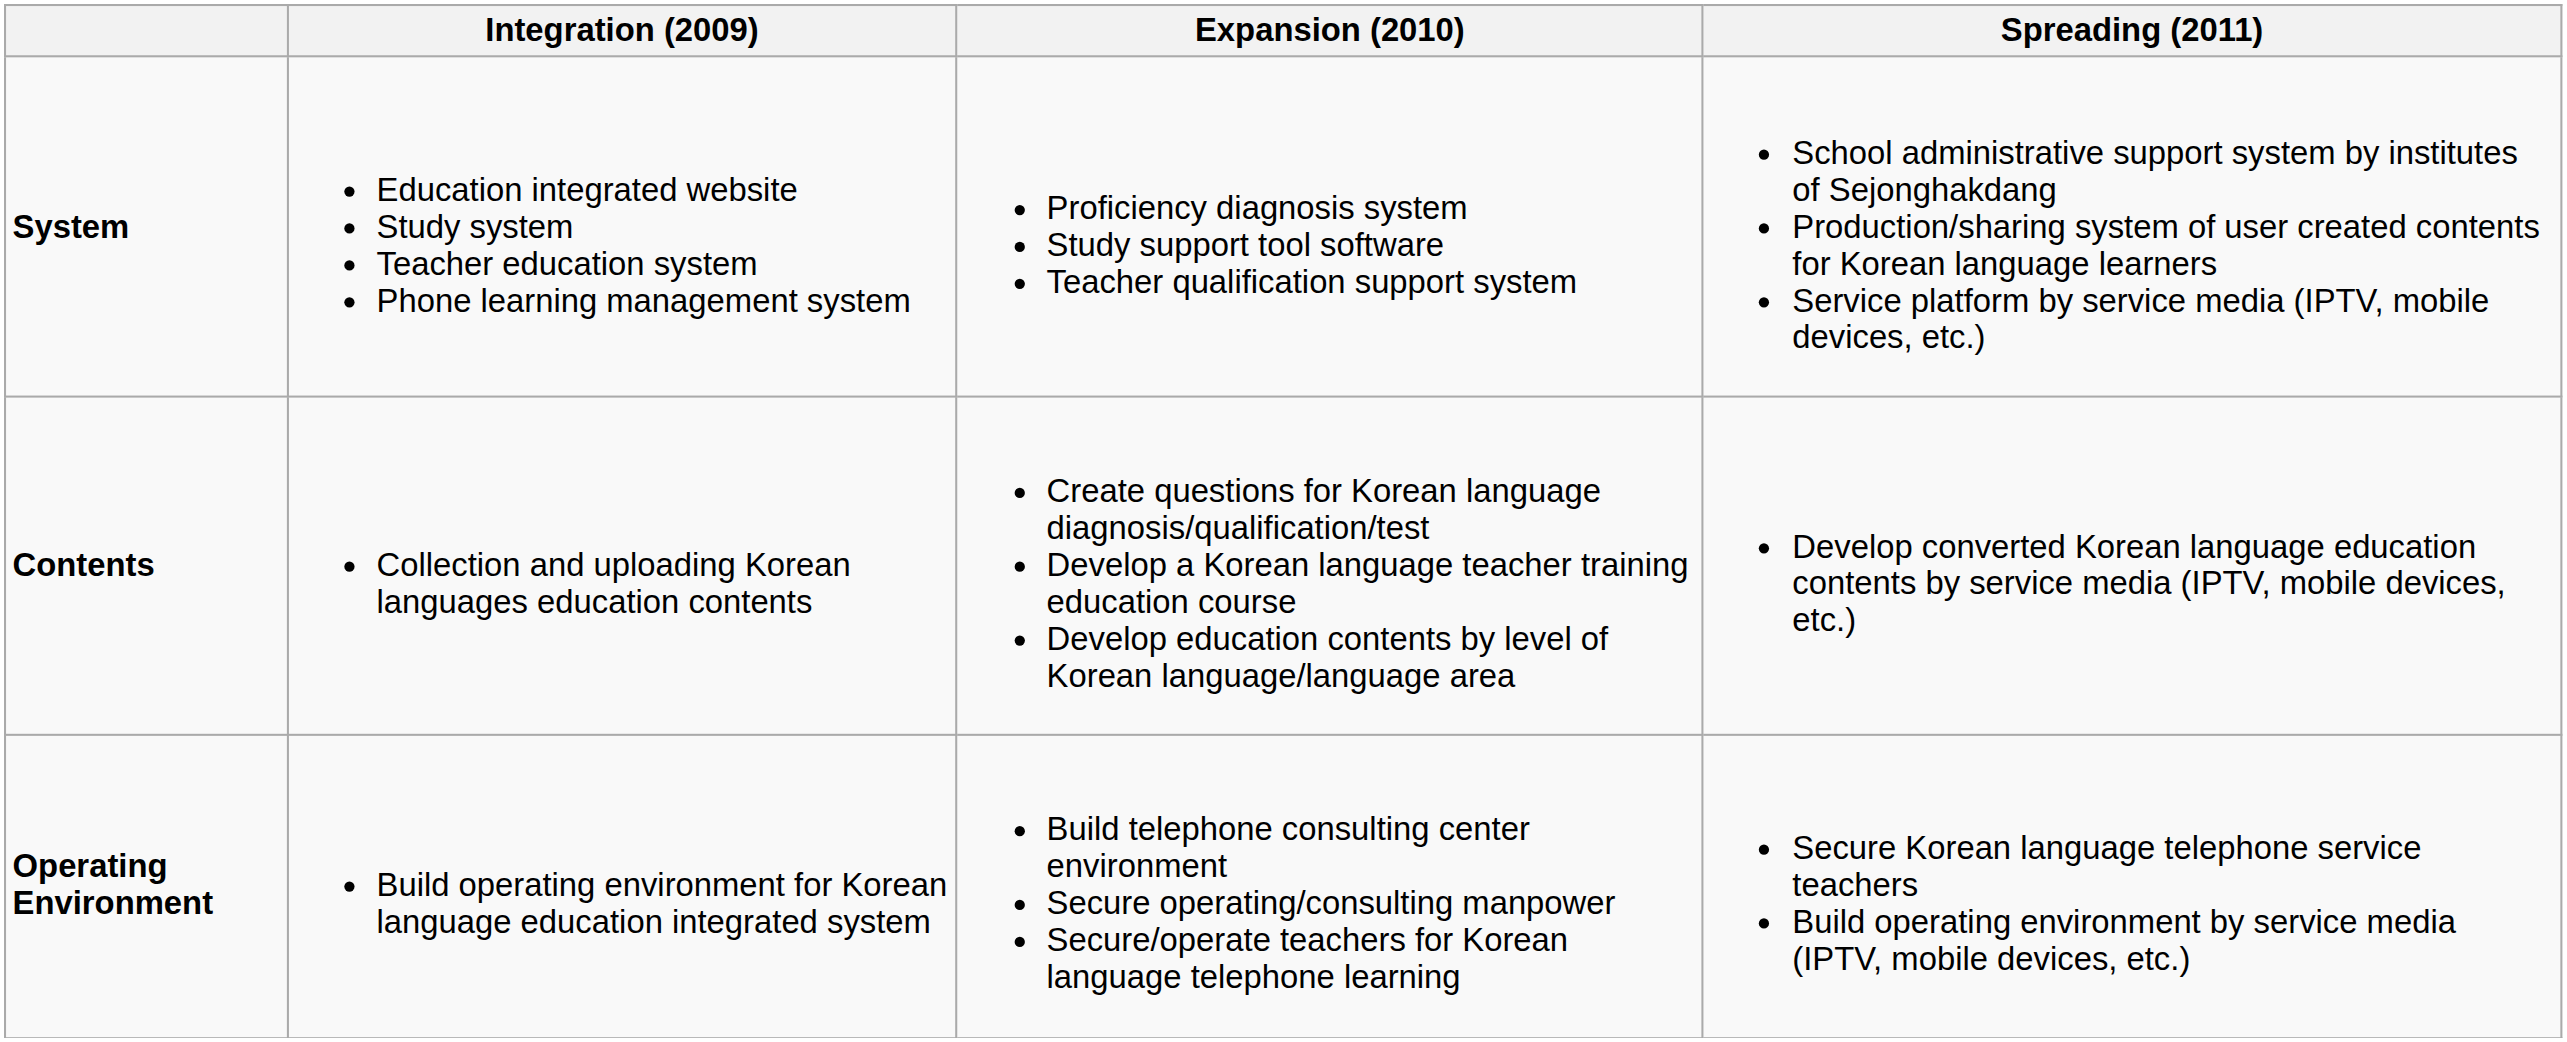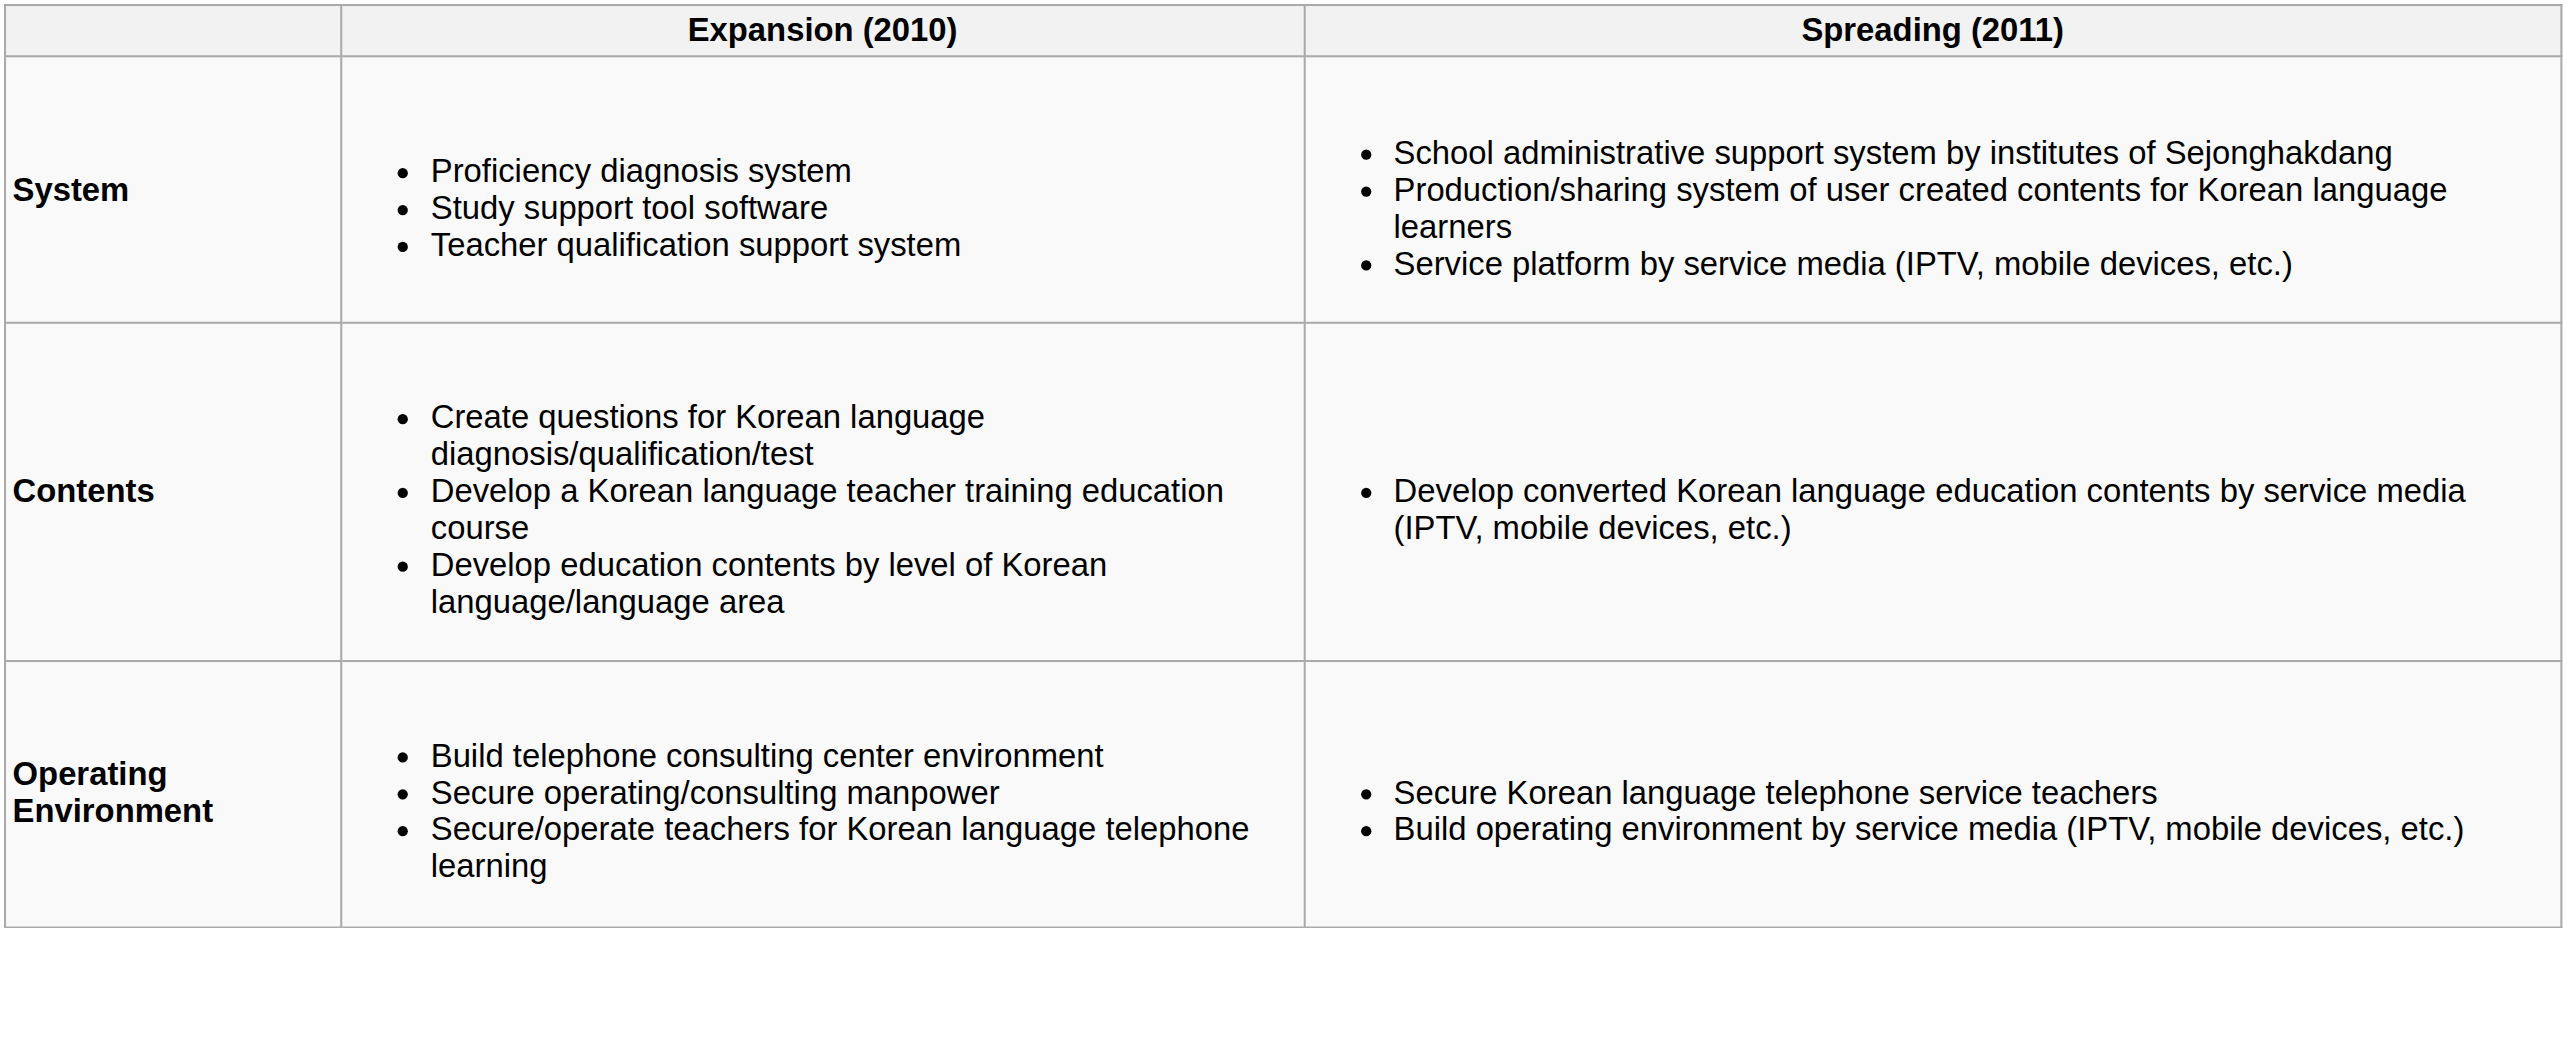- column: (622, 30)
